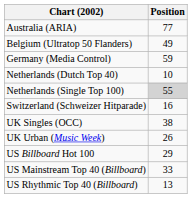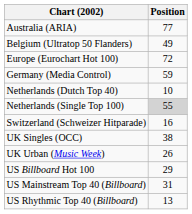+ row: (62, 59)
(168, 169) 33 -> (168, 185) 31
